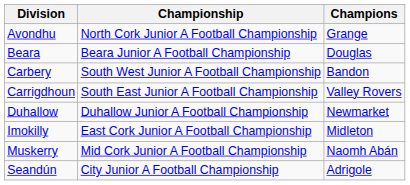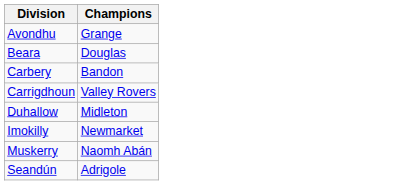- column: (201, 14)
(358, 111) Newmarket -> (104, 111) Midleton
(350, 131) Midleton -> (112, 131) Newmarket
